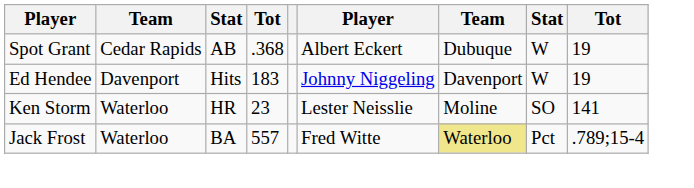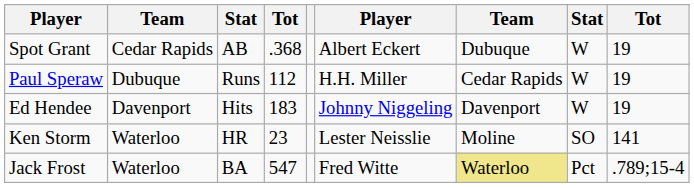+ row: (56, 78)
(265, 138) 557 -> (283, 167) 547
